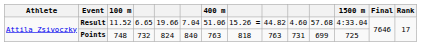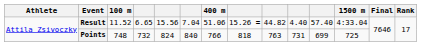(167, 23) 19.66 -> (167, 23) 15.56
(298, 23) 4.60 -> (298, 23) 4.40
(322, 23) 57.68 -> (322, 23) 57.40
(214, 35) 763 -> (214, 35) 766
